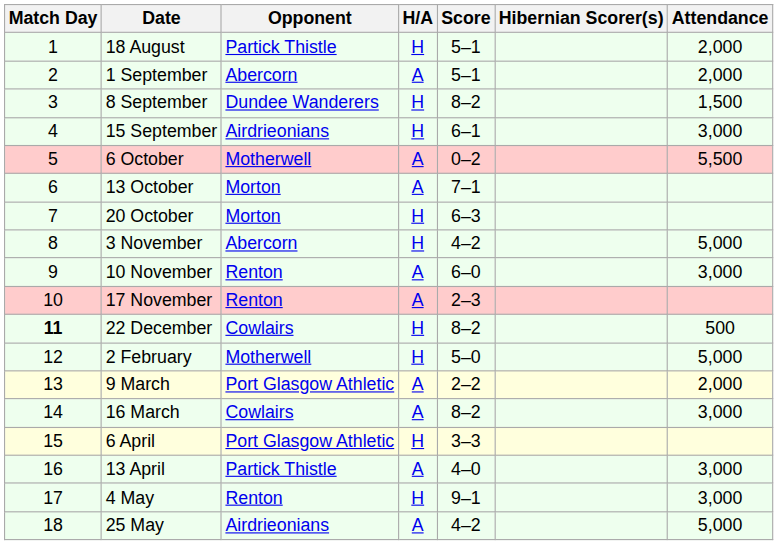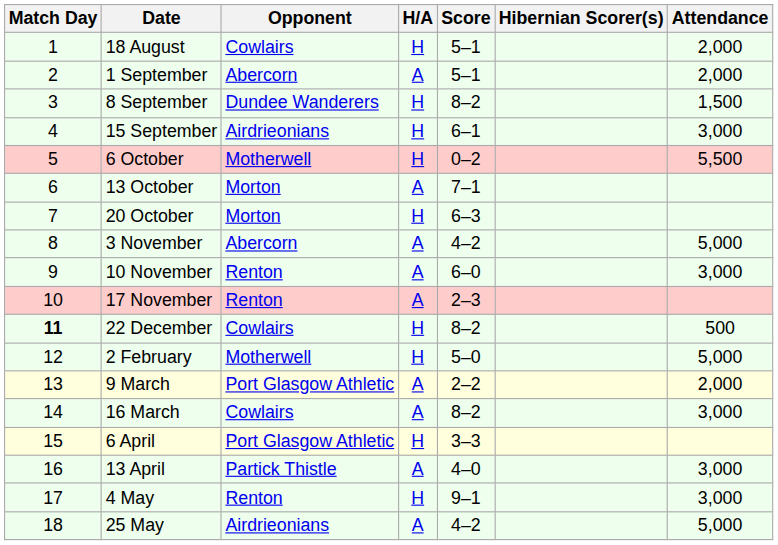(281, 46) Partick Thistle -> (259, 46) Cowlairs
(418, 159) A -> (418, 159) H
(418, 243) H -> (418, 243) A
